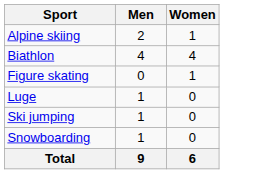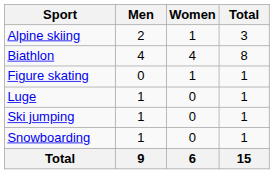+ column: (244, 14)
